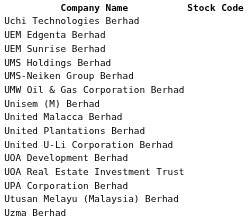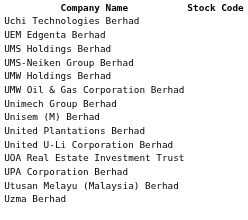- row: (55, 49)
+ row: (58, 76)
+ row: (61, 103)
- row: (63, 117)
- row: (66, 158)
